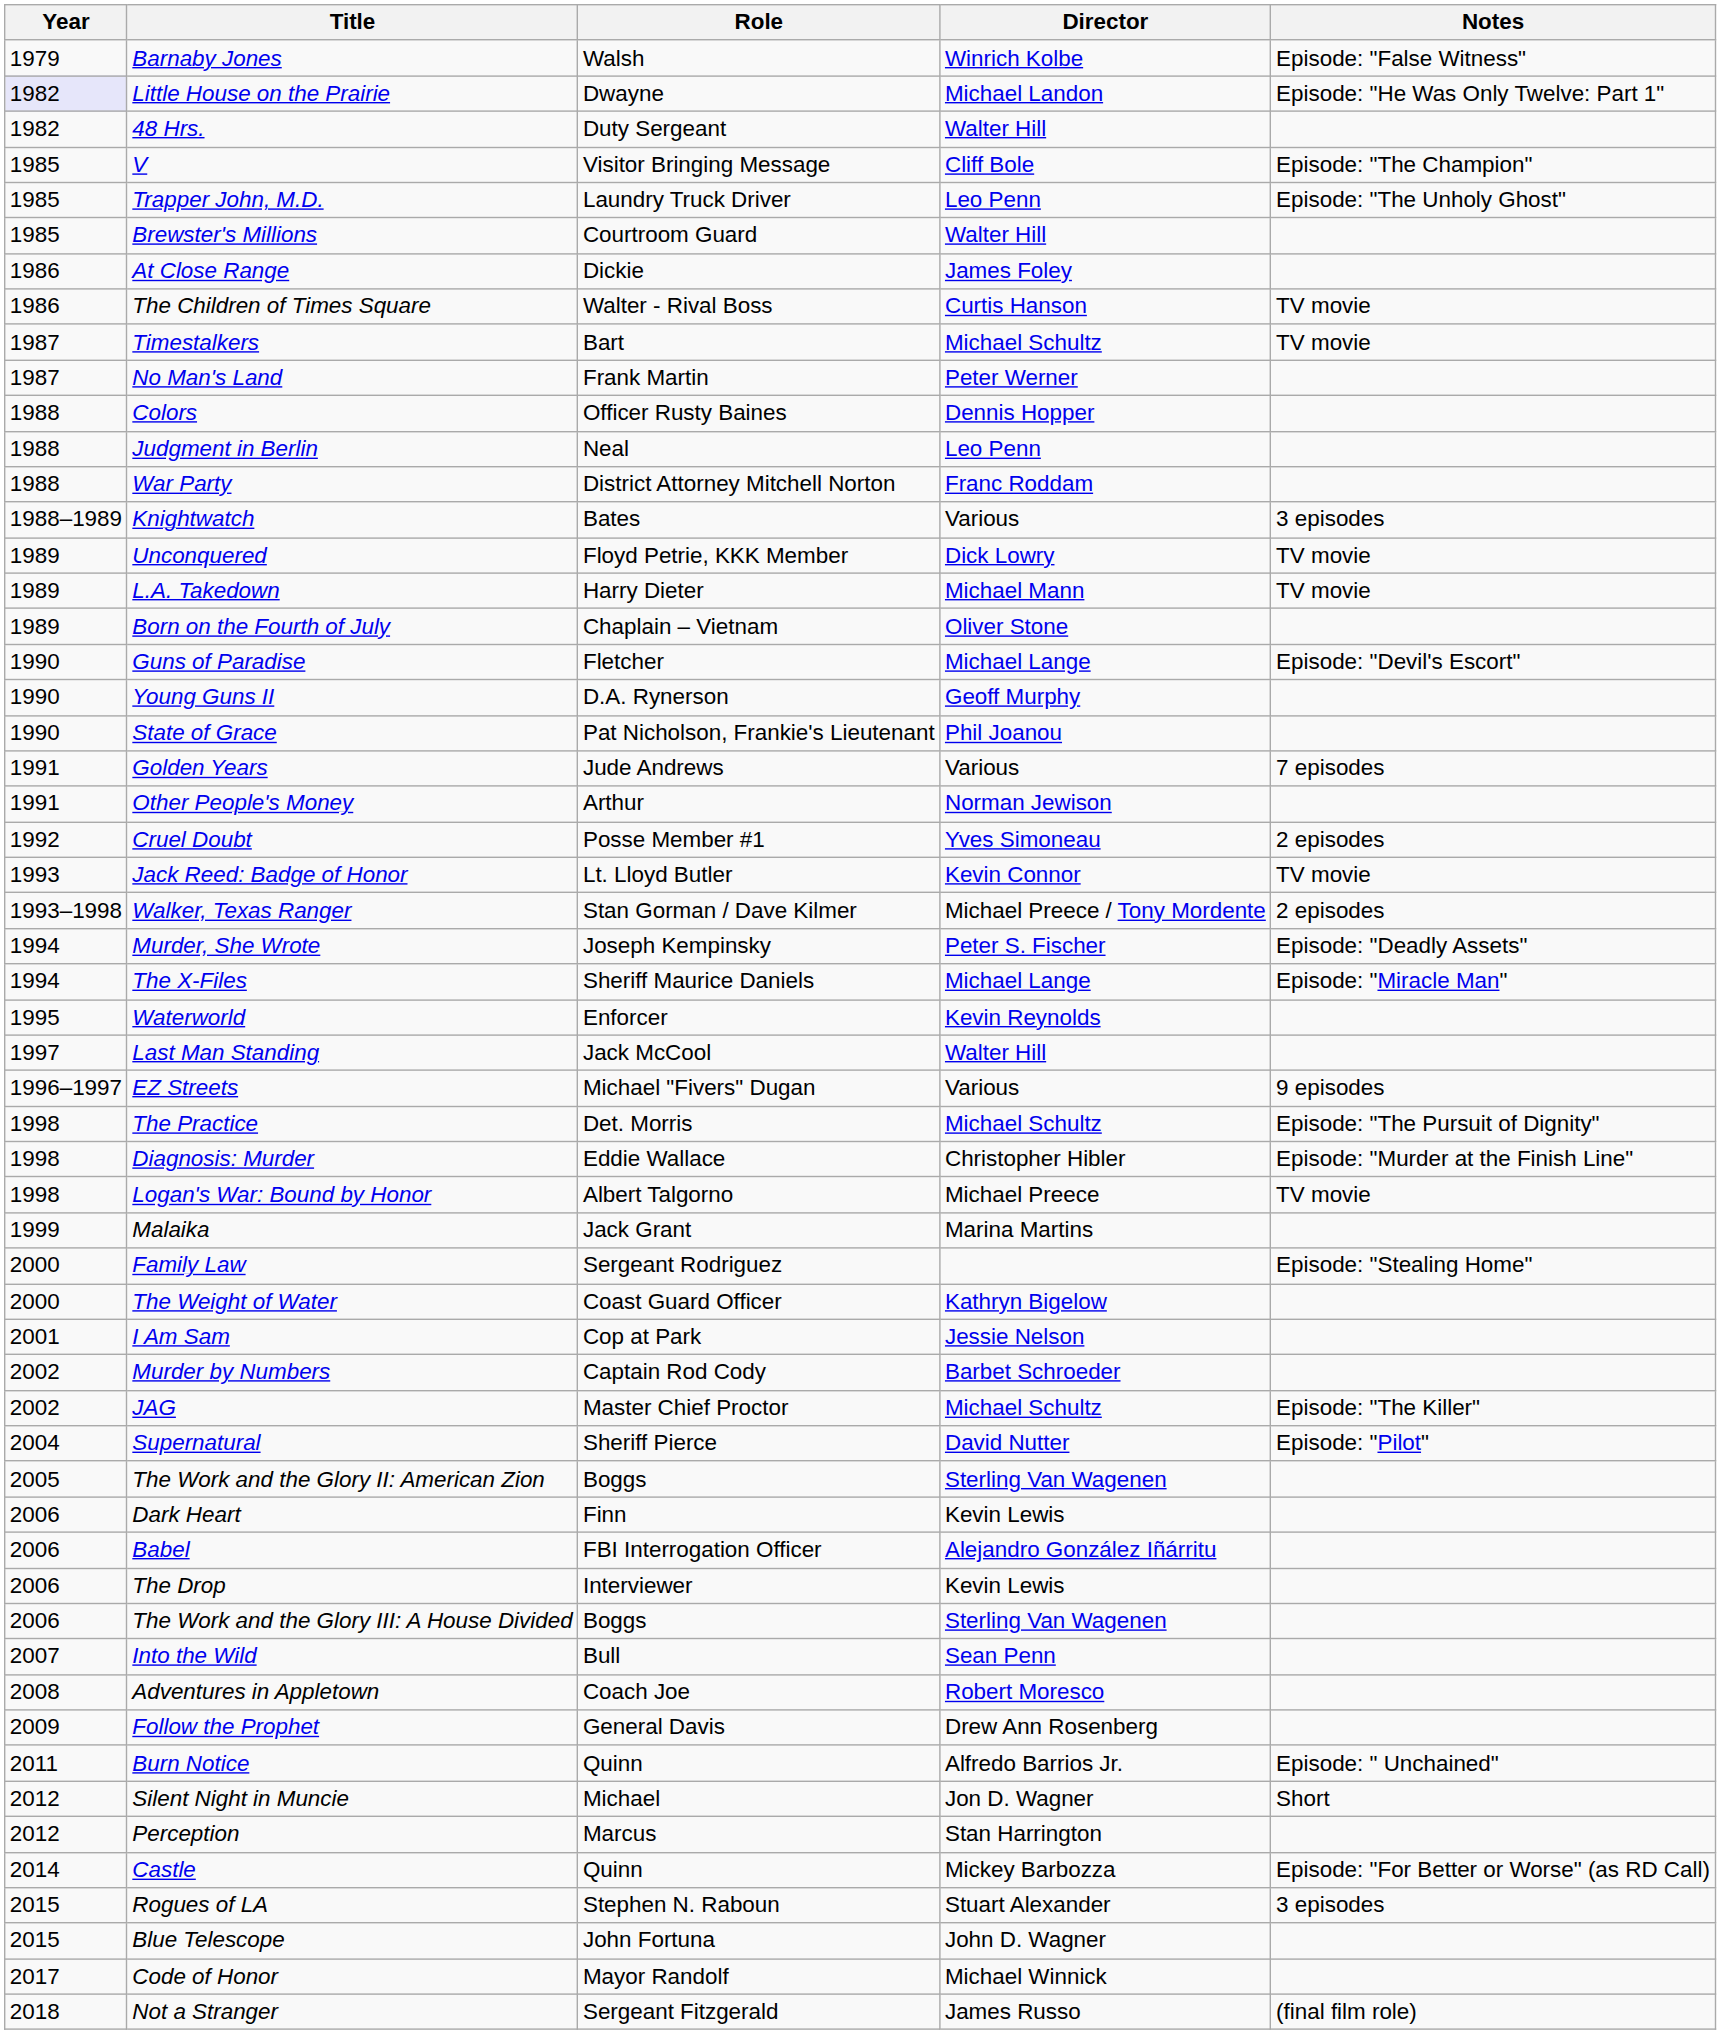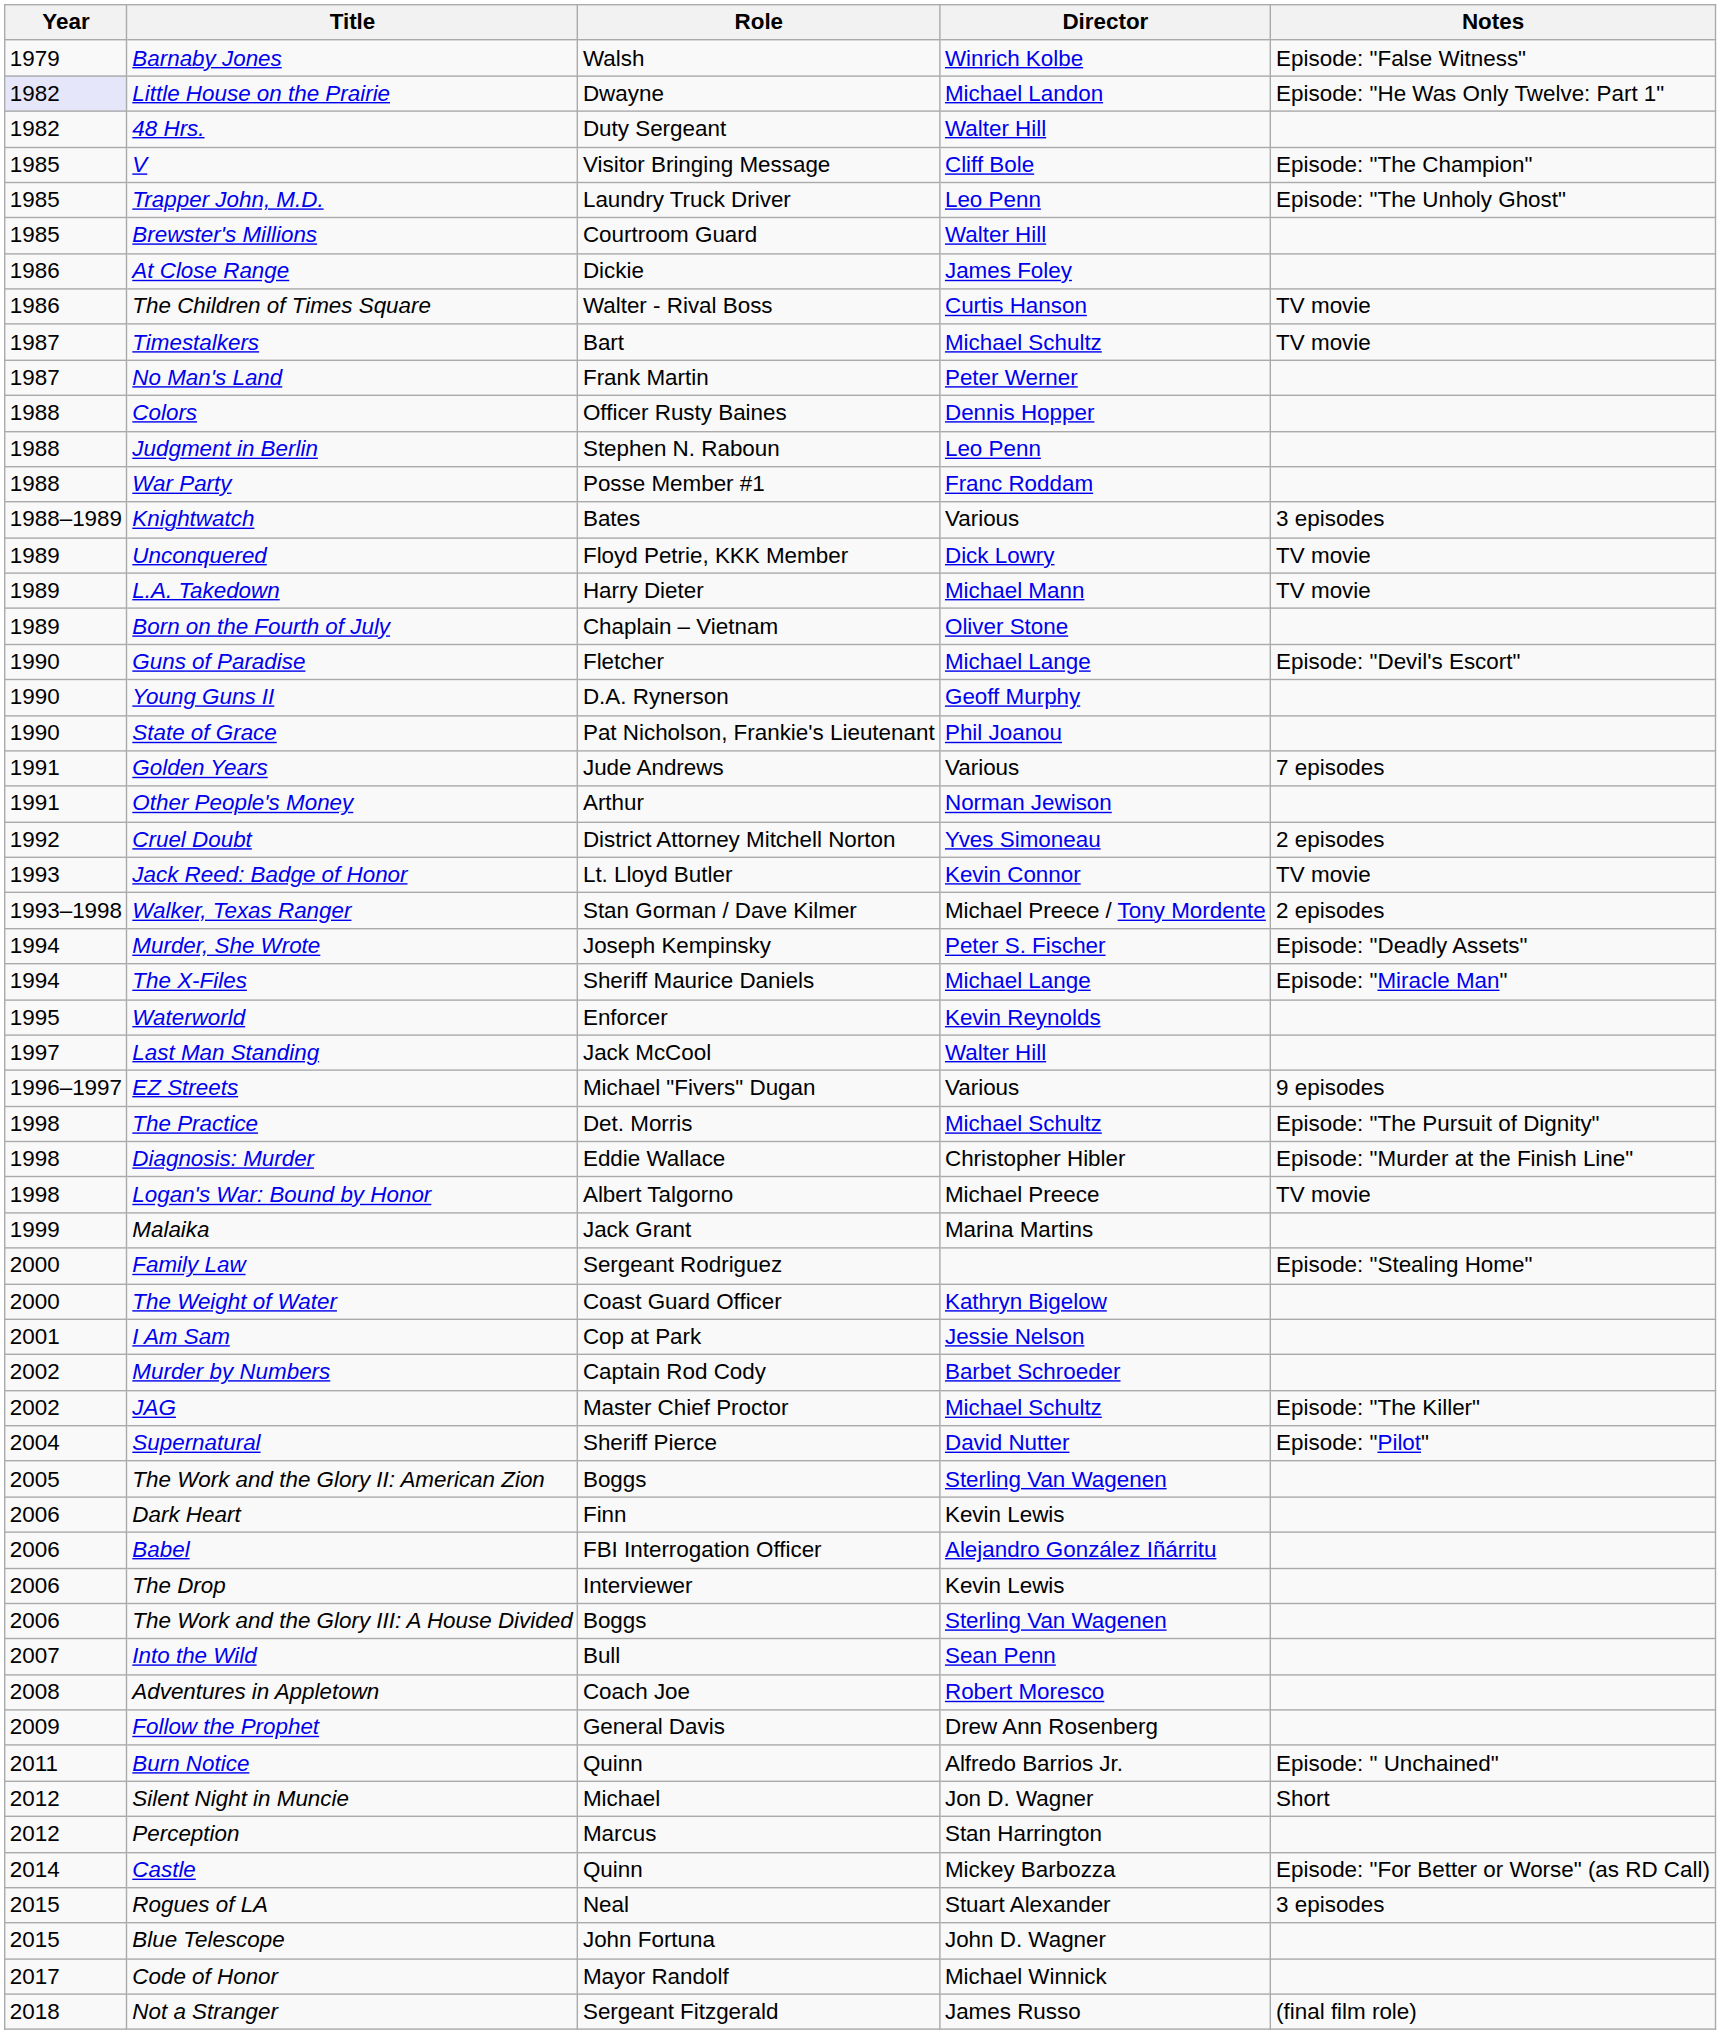(606, 448) Neal -> (681, 448) Stephen N. Raboun
(739, 484) District Attorney Mitchell Norton -> (674, 484) Posse Member #1
(674, 839) Posse Member #1 -> (739, 839) District Attorney Mitchell Norton
(681, 1905) Stephen N. Raboun -> (606, 1905) Neal
